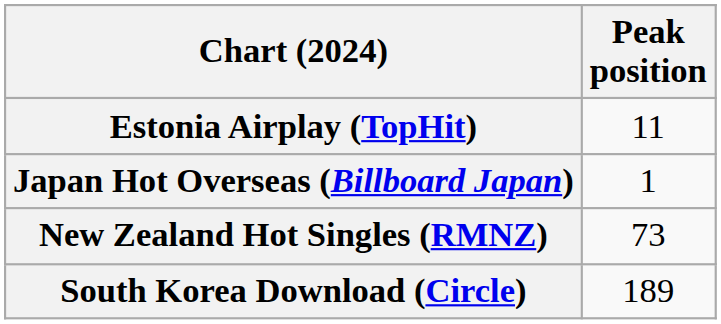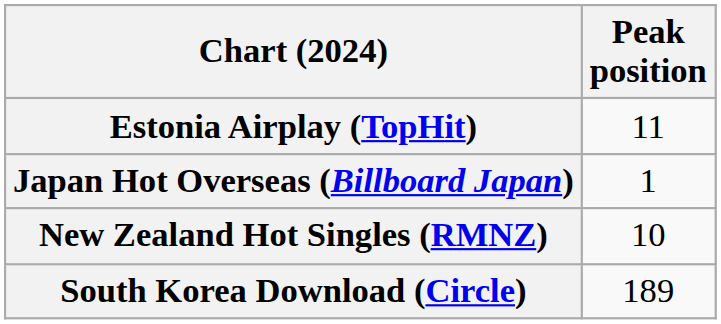(648, 235) 73 -> (648, 235) 10
